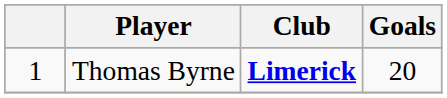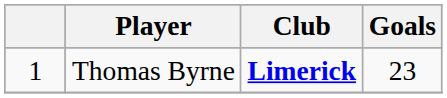(402, 69) 20 -> (402, 69) 23
